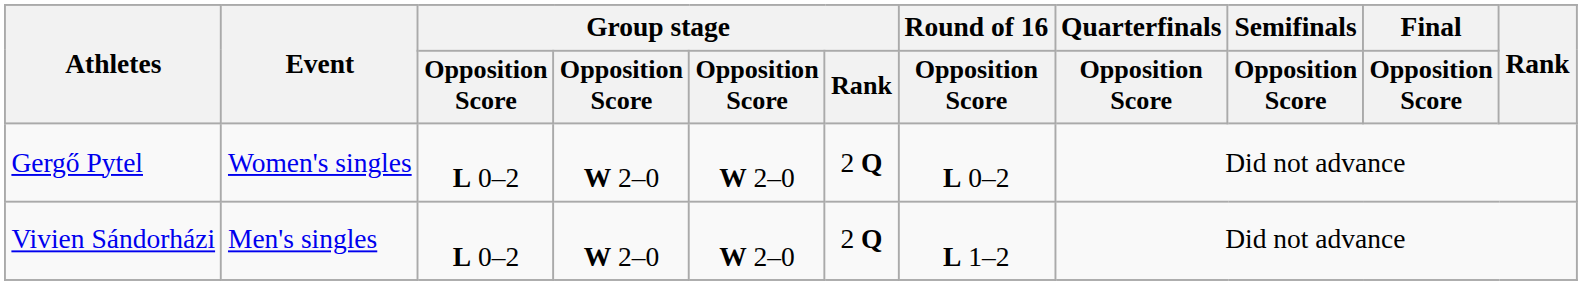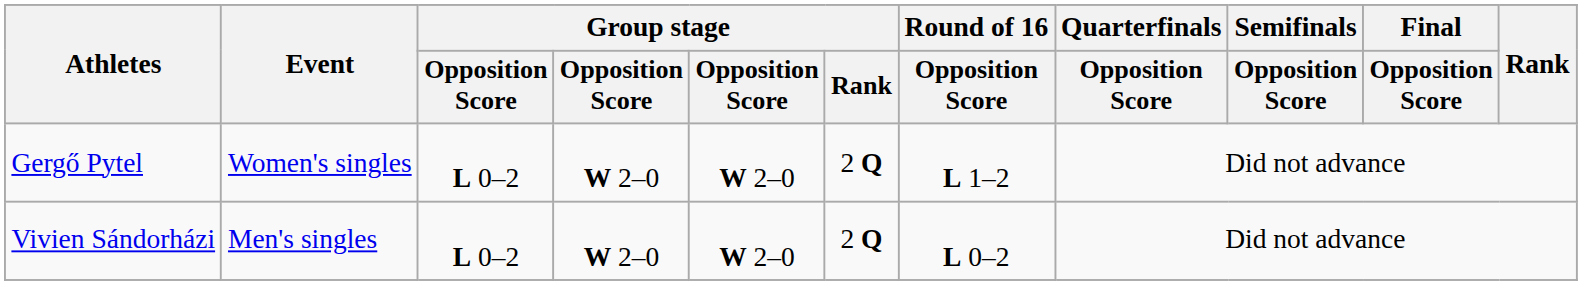(976, 178) L 0–2 -> (976, 178) L 1–2
(976, 256) L 1–2 -> (976, 256) L 0–2
